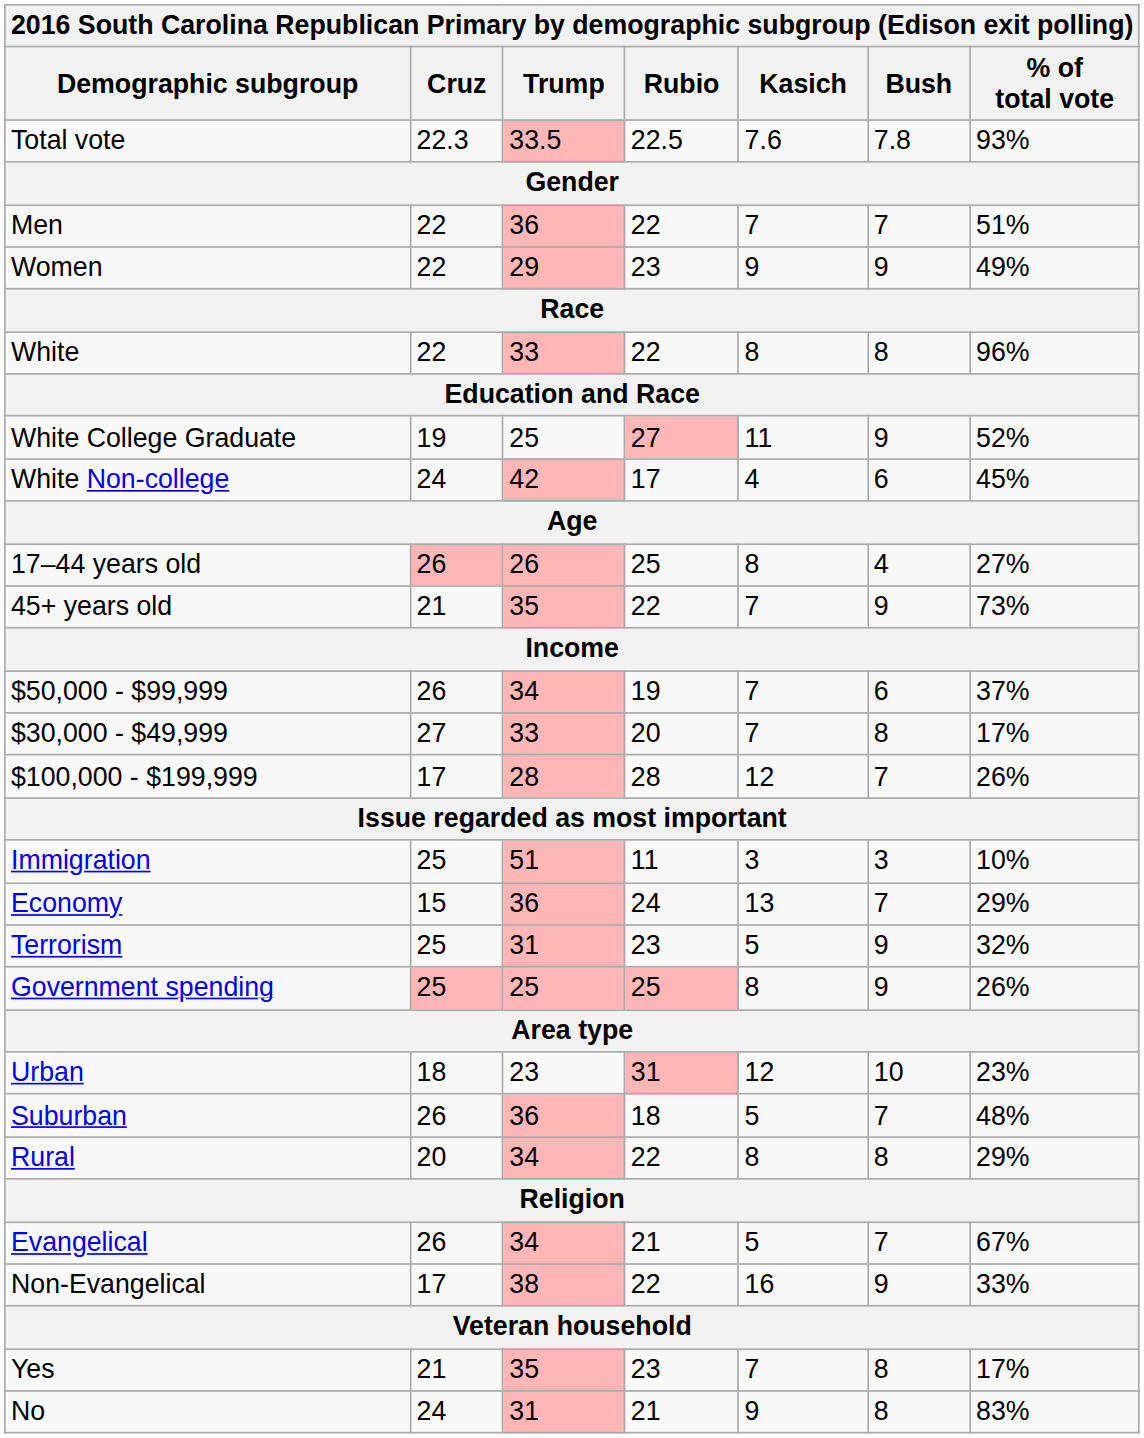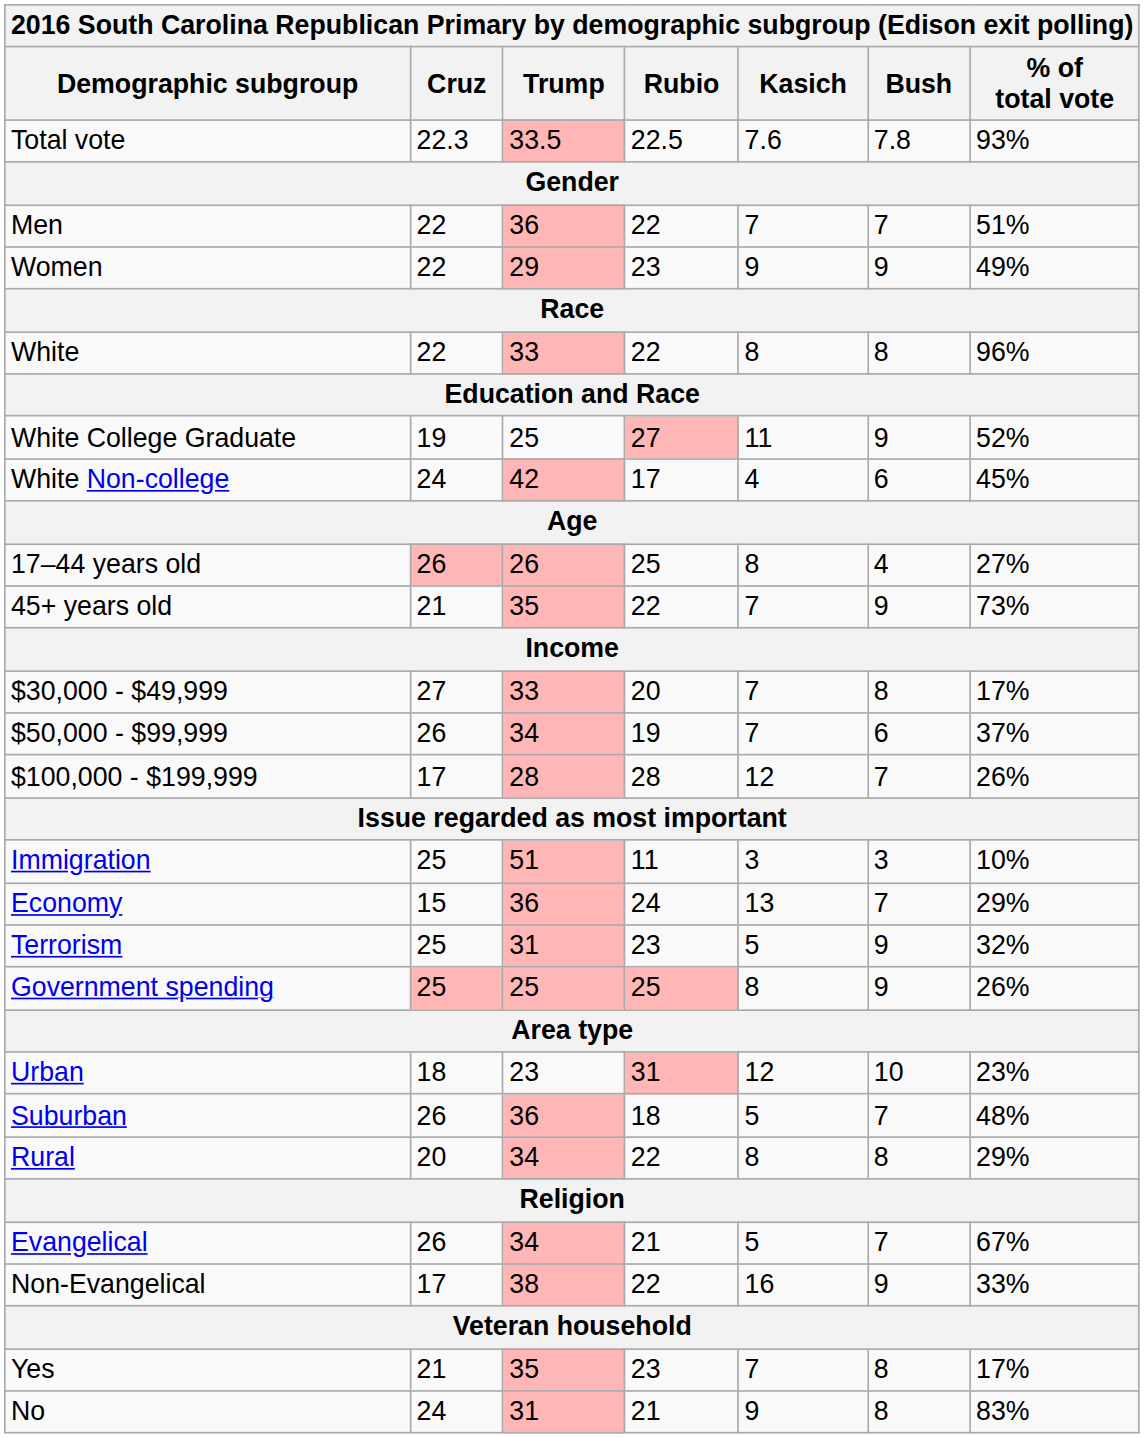rows swapped: (119, 733) <-> (119, 691)
